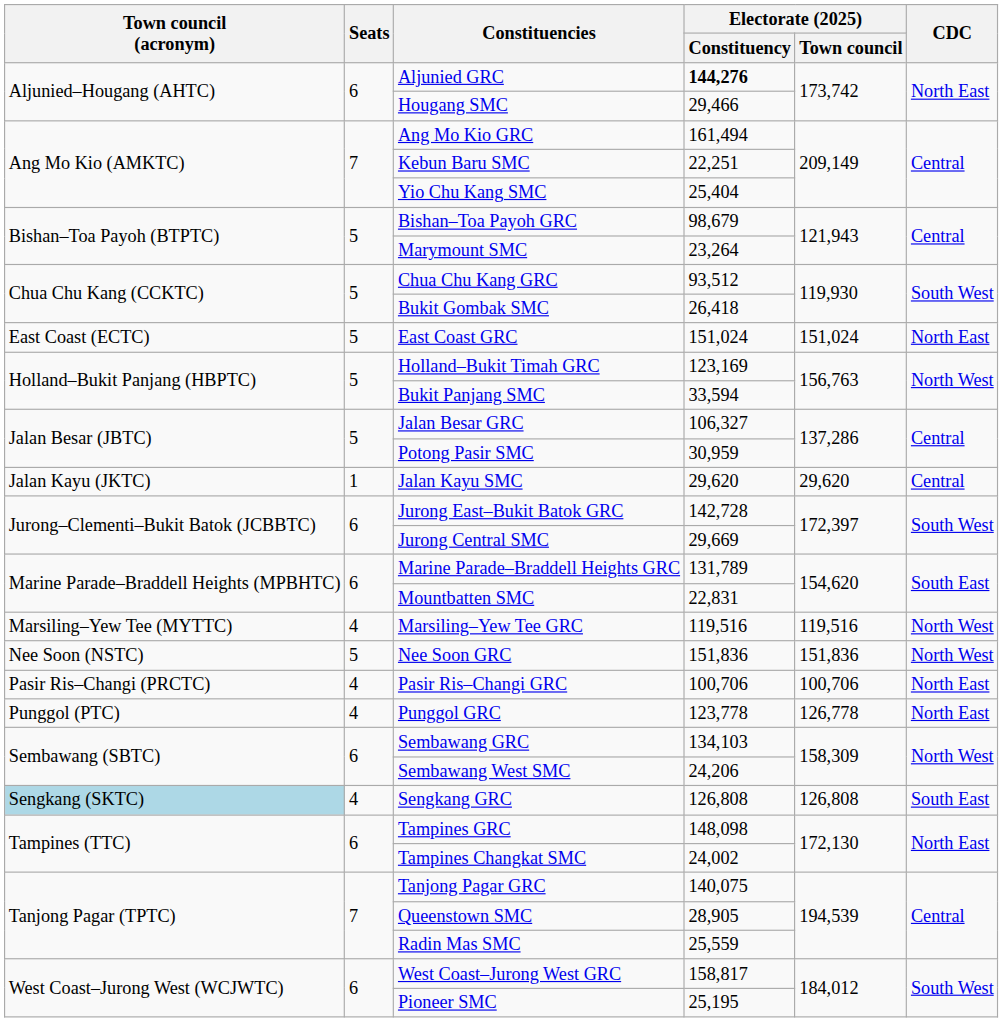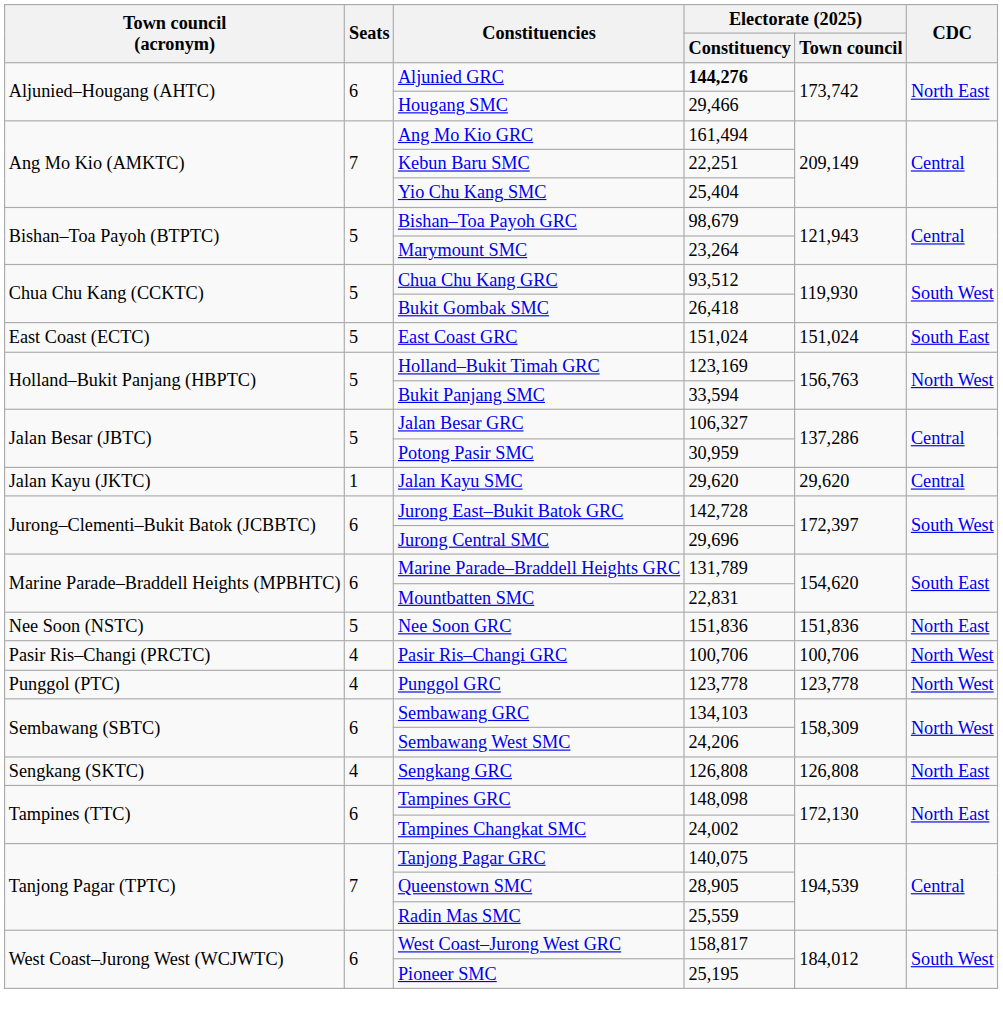(950, 337) North East -> (950, 337) South East
(714, 539) 29,669 -> (714, 539) 29,696
- row: (490, 626)
(952, 655) North West -> (950, 626) North East
(950, 684) North East -> (952, 655) North West
(829, 713) 126,778 -> (829, 684) 123,778
(950, 713) North East -> (952, 684) North West
(76, 800) lightblue background -> (76, 771) no background
(950, 800) South East -> (950, 771) North East
